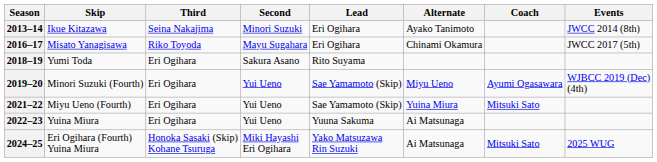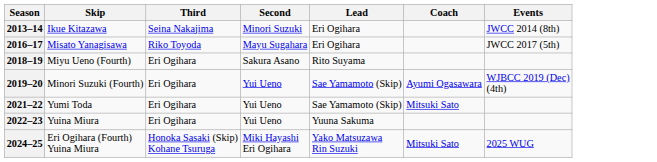- column: (444, 12)
(70, 61) Yumi Toda -> (89, 61) Miyu Ueno (Fourth)
(89, 105) Miyu Ueno (Fourth) -> (70, 105) Yumi Toda
